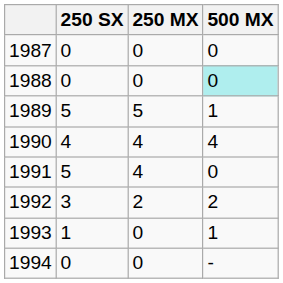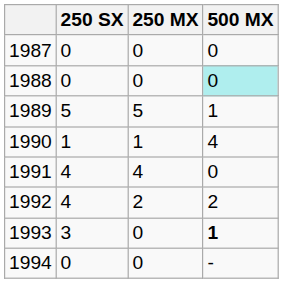(66, 141) 4 -> (66, 141) 1
(138, 141) 4 -> (138, 141) 1
(66, 171) 5 -> (66, 171) 4
(66, 202) 3 -> (66, 202) 4
(66, 232) 1 -> (66, 232) 3
(213, 232) normal -> (213, 232) bold
